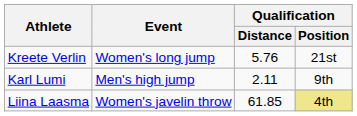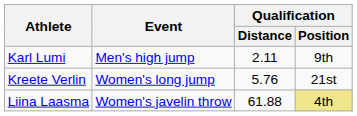rows swapped: (37, 79) <-> (47, 58)
(265, 101) 61.85 -> (265, 101) 61.88
